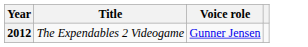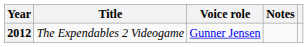+ column: (280, 14)
